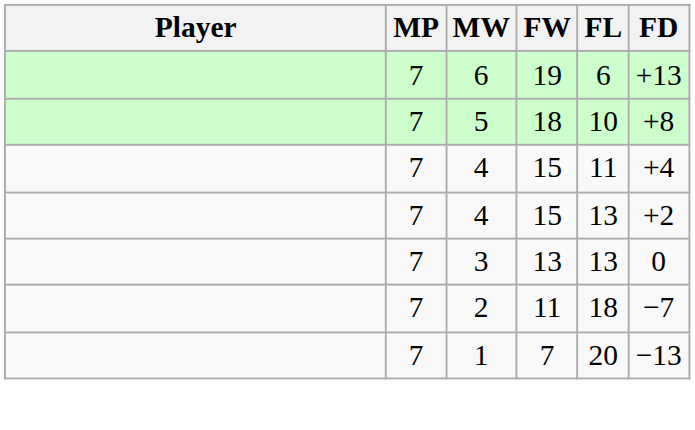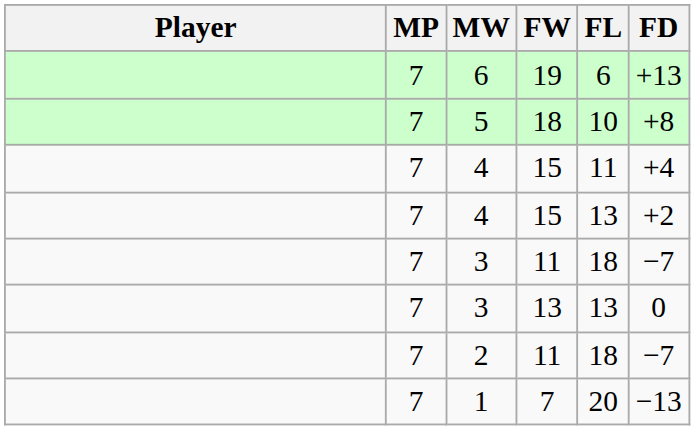+ row: (481, 261)
